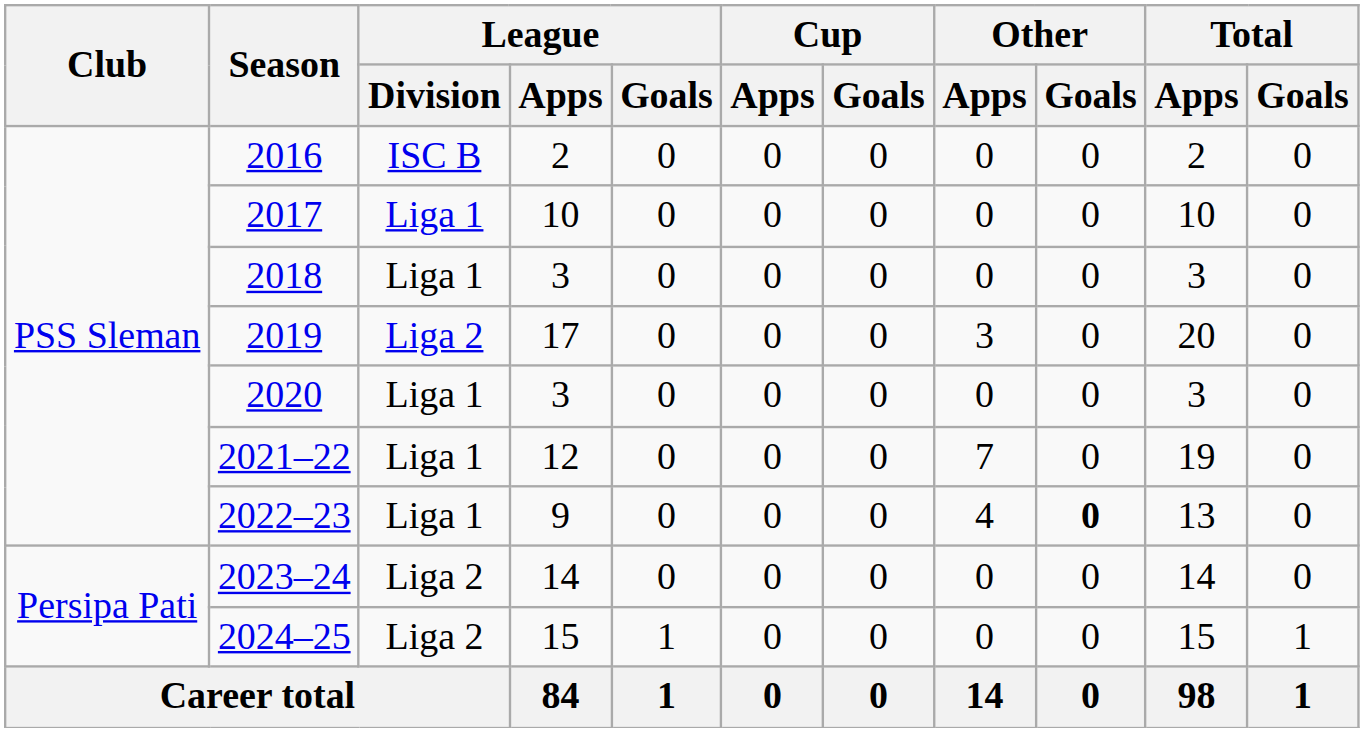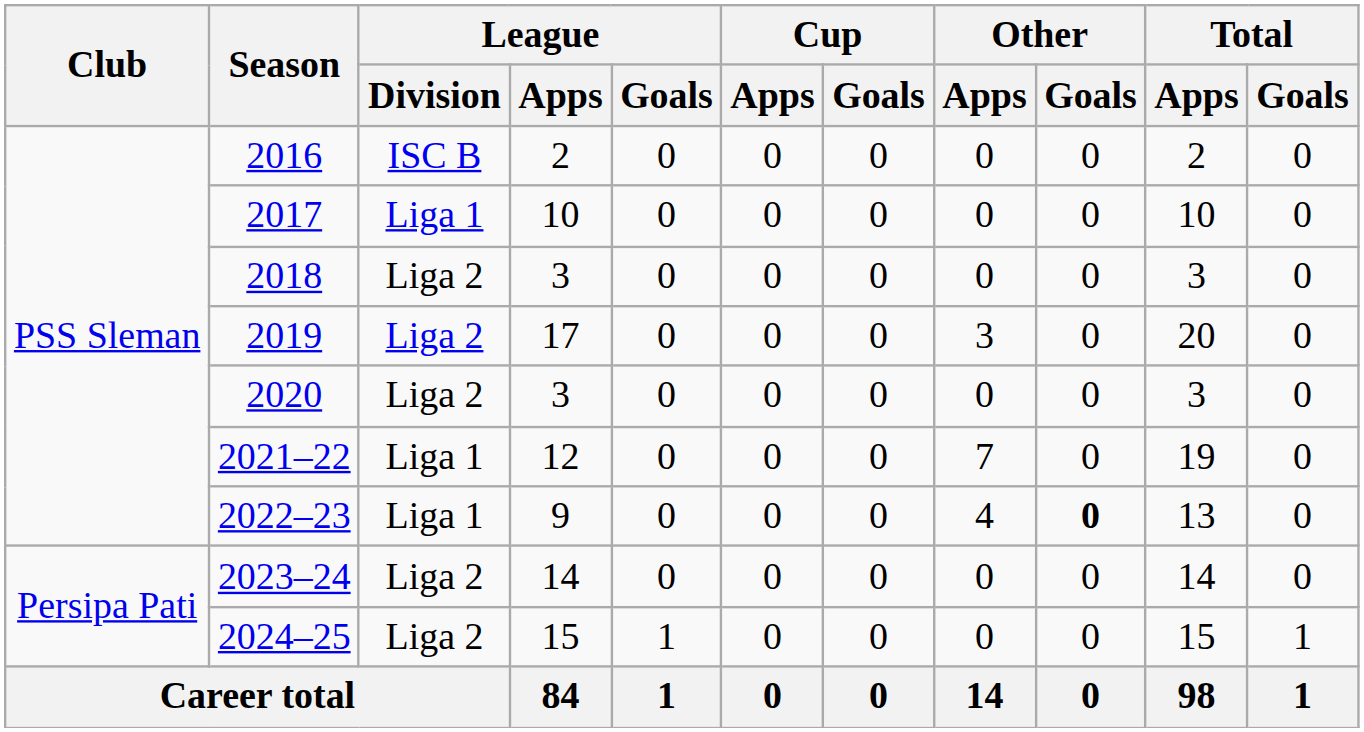(434, 275) Liga 1 -> (434, 275) Liga 2
(434, 395) Liga 1 -> (434, 395) Liga 2
